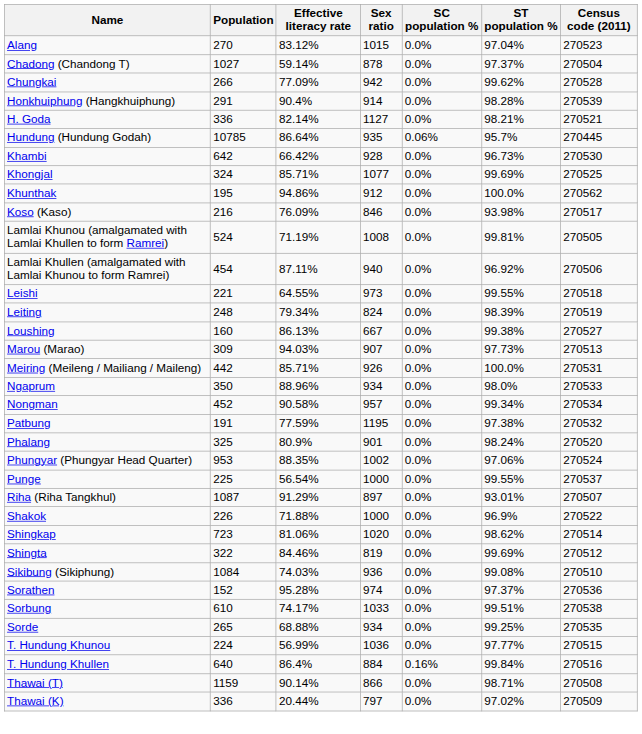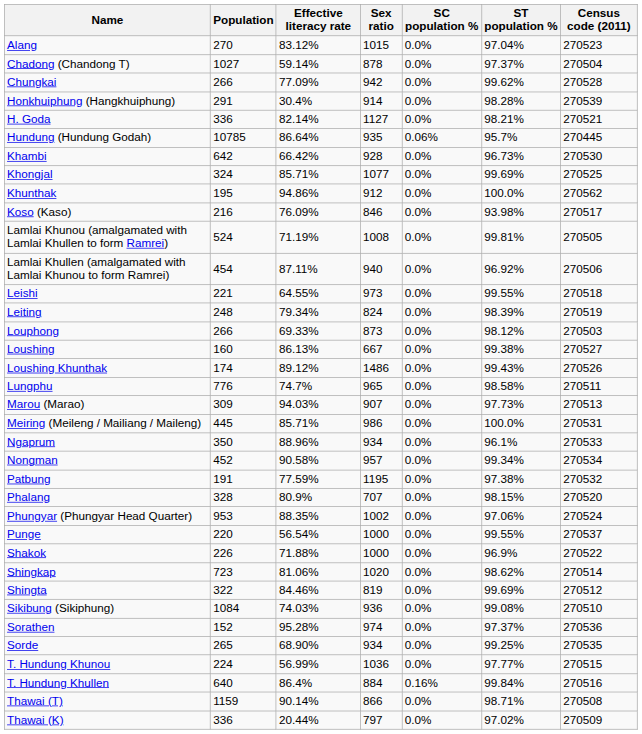(296, 100) 90.4% -> (296, 100) 30.4%
+ row: (33, 331)
+ row: (57, 368)
+ row: (30, 386)
(223, 368) 442 -> (223, 423) 445
(373, 368) 926 -> (373, 423) 986
(501, 386) 98.0% -> (501, 442) 96.1%
(223, 442) 325 -> (223, 497) 328
(373, 442) 901 -> (373, 497) 707
(504, 442) 98.24% -> (504, 497) 98.15%
(223, 479) 225 -> (223, 534) 220
- row: (61, 497)
- row: (29, 608)
(299, 627) 68.88% -> (299, 645) 68.90%
